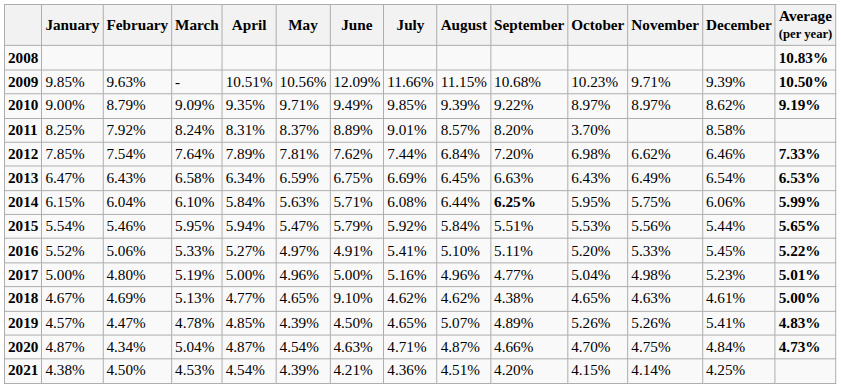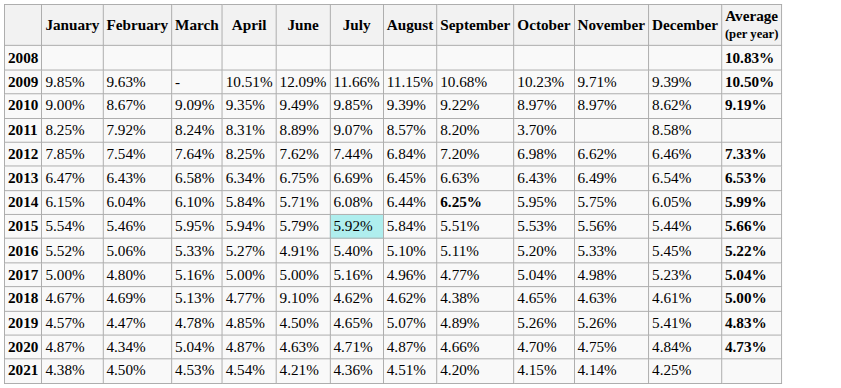- column: (303, 25)
(126, 105) 8.79% -> (126, 105) 8.67%
(407, 130) 9.01% -> (353, 130) 9.07%
(245, 154) 7.89% -> (245, 154) 8.25%
(726, 202) 6.06% -> (672, 202) 6.05%
(407, 226) no background -> (353, 226) paleturquoise background
(800, 226) 5.65% -> (746, 226) 5.66%
(407, 250) 5.41% -> (353, 250) 5.40%
(195, 274) 5.19% -> (195, 274) 5.16%
(800, 274) 5.01% -> (746, 274) 5.04%
